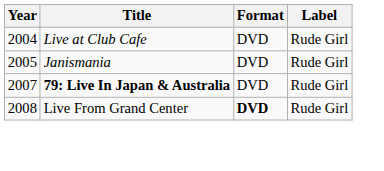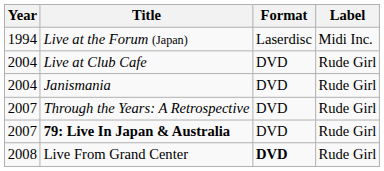+ row: (116, 39)
(22, 62) 2005 -> (22, 85) 2004
+ row: (147, 108)
